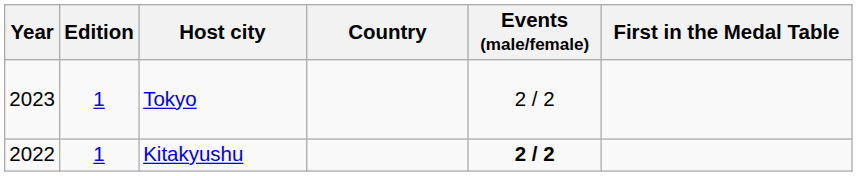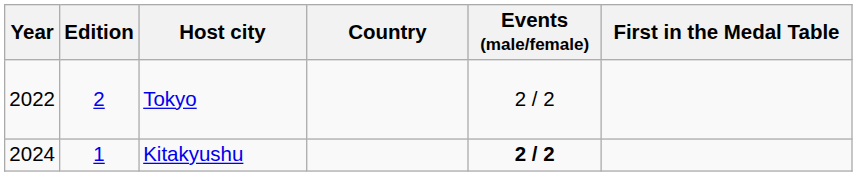(32, 99) 2023 -> (32, 99) 2022
(99, 99) 1 -> (99, 99) 2
(32, 154) 2022 -> (32, 154) 2024
